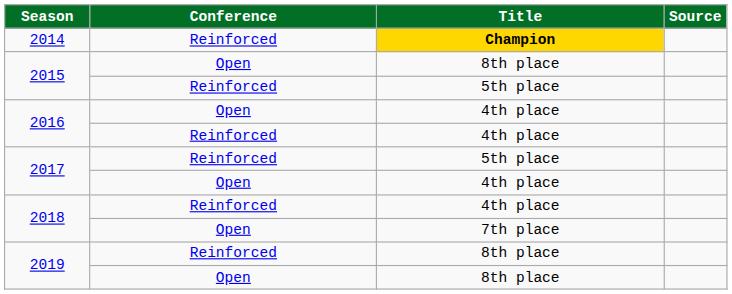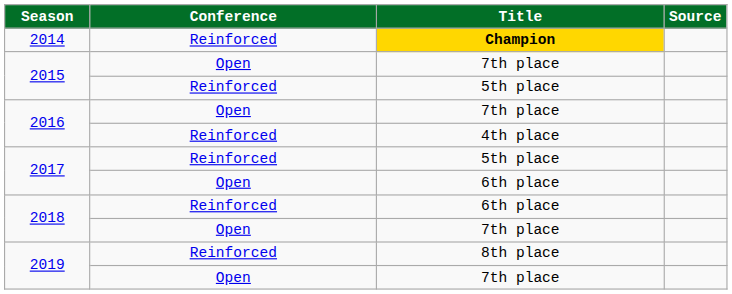(520, 64) 8th place -> (520, 64) 7th place
(520, 111) 4th place -> (520, 111) 7th place
(520, 183) 4th place -> (520, 183) 6th place
(520, 206) 4th place -> (520, 206) 6th place
(520, 277) 8th place -> (520, 277) 7th place
